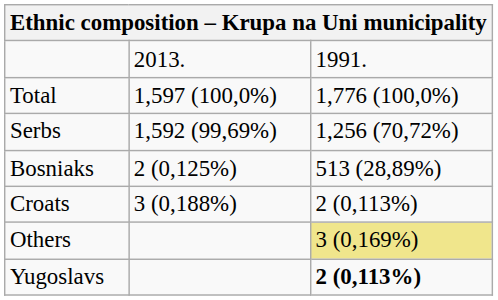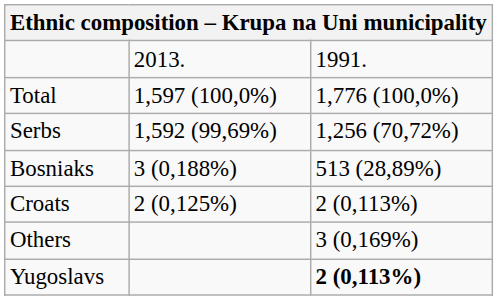(185, 167) 2 (0,125%) -> (185, 167) 3 (0,188%)
(185, 204) 3 (0,188%) -> (185, 204) 2 (0,125%)
(367, 240) khaki background -> (367, 240) no background
